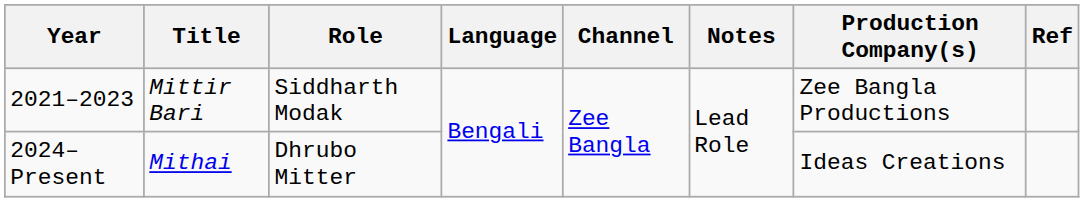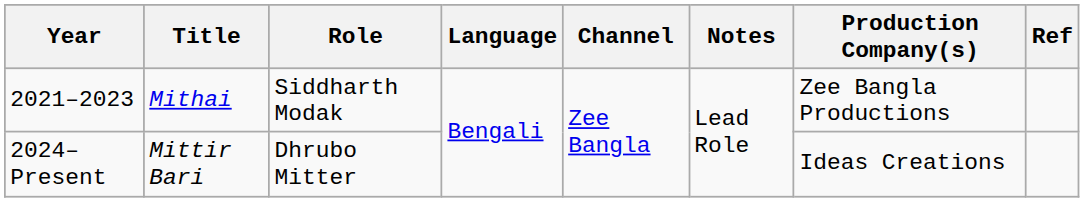(191, 100) Mittir Bari -> (191, 100) Mithai
(191, 164) Mithai -> (191, 164) Mittir Bari
